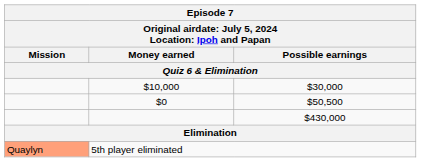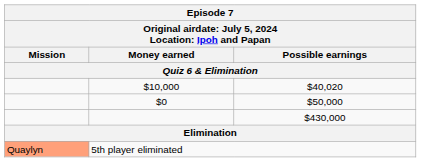(325, 86) $30,000 -> (325, 86) $40,020
(325, 102) $50,500 -> (325, 102) $50,000
